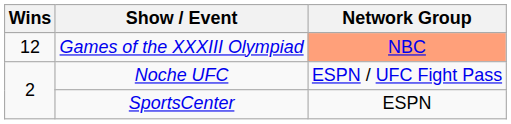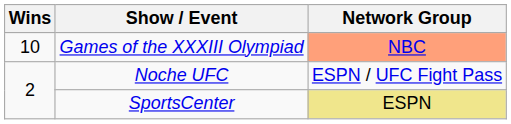(30, 47) 12 -> (30, 47) 10
(407, 103) no background -> (407, 103) khaki background
